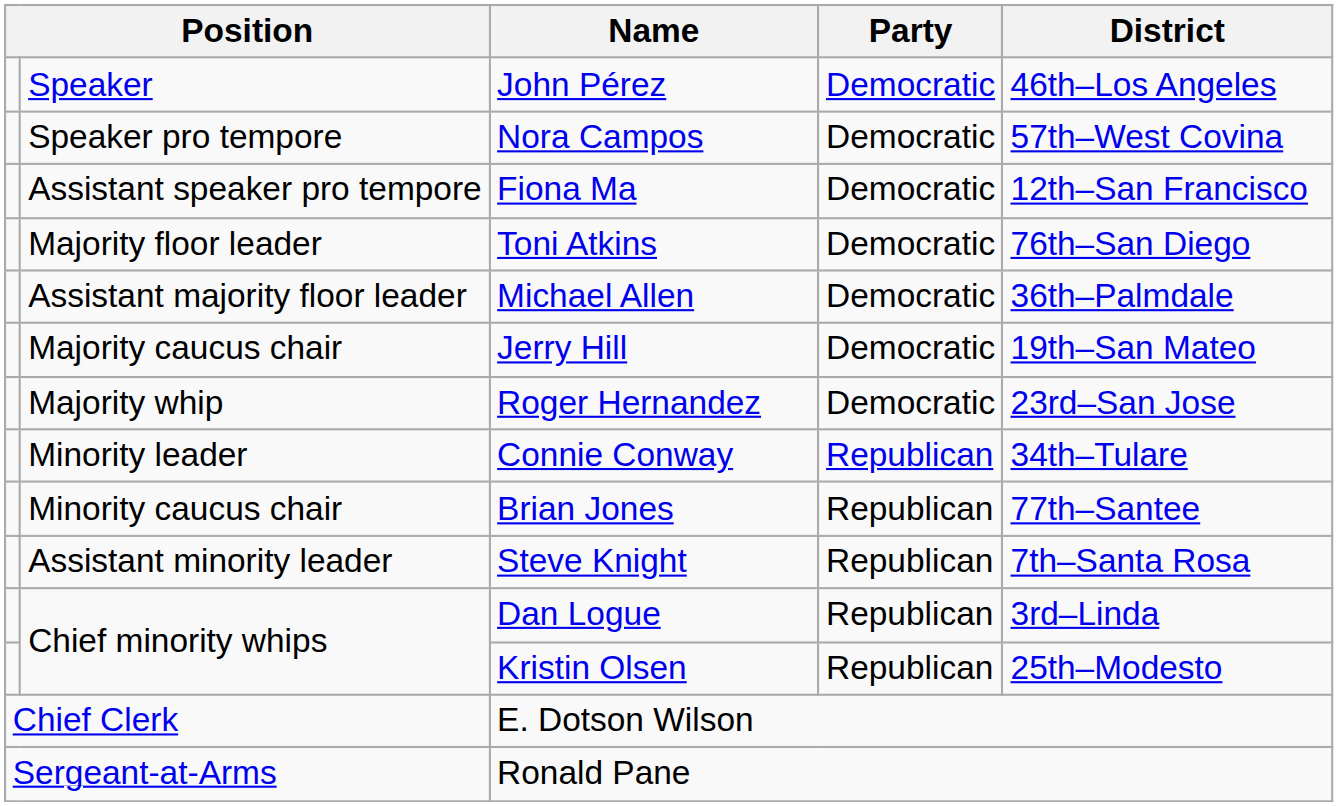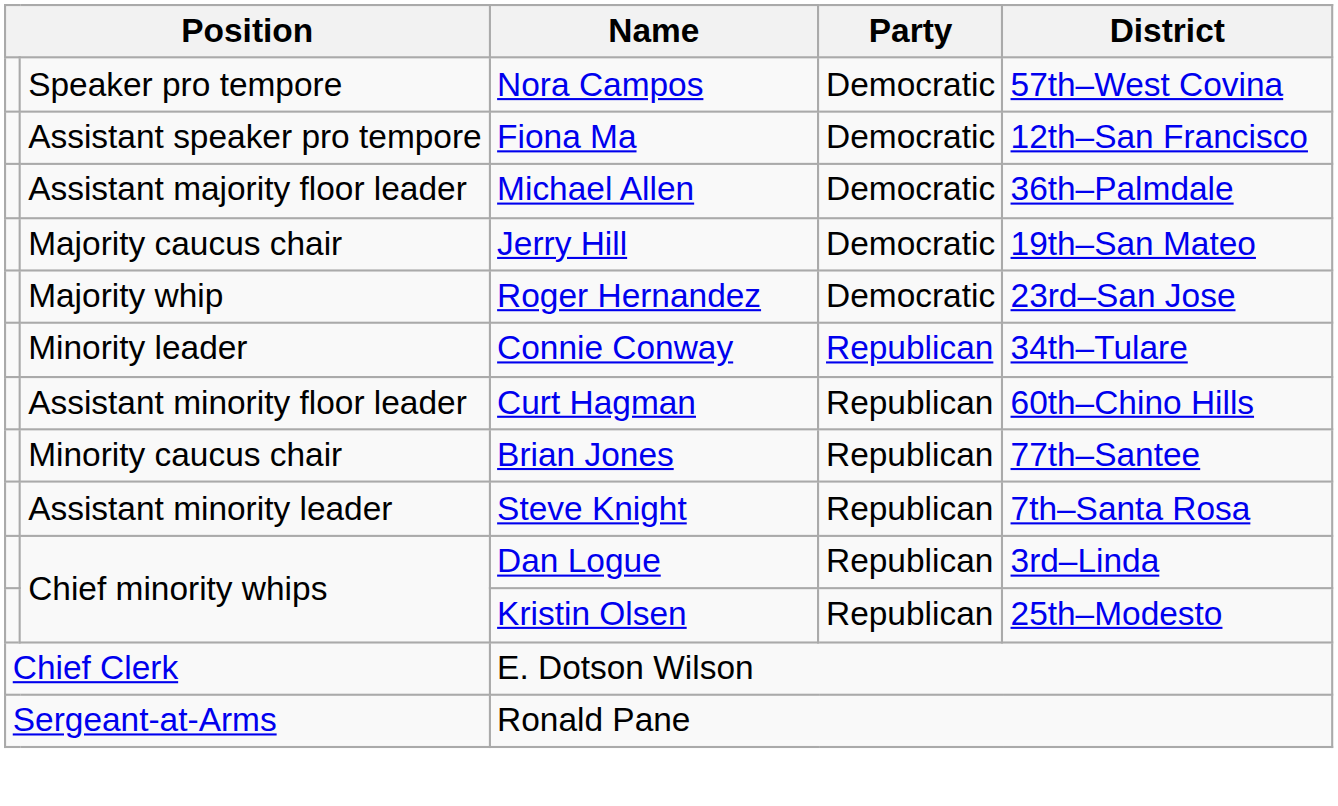- row: (582, 84)
- row: (577, 243)
+ row: (597, 402)
